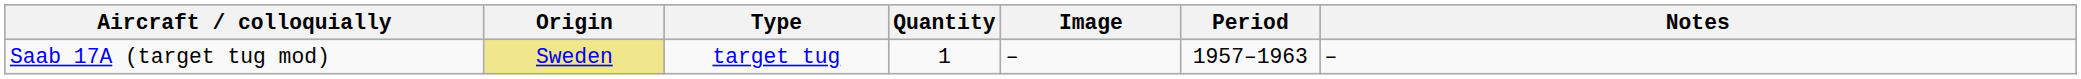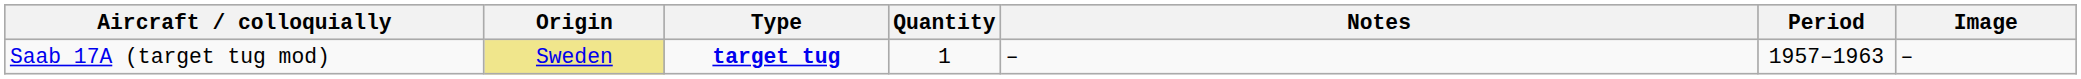columns swapped: (1698, 22) <-> (1091, 22)
(776, 57) normal -> (776, 57) bold
